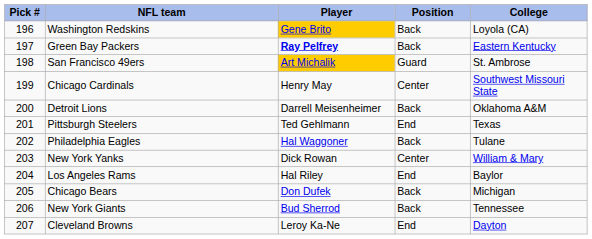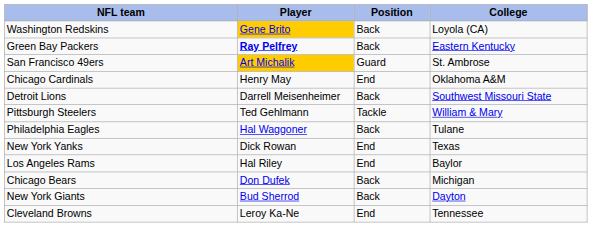- column: (25, 12)
(413, 85) Center -> (366, 79) End
(519, 85) Southwest Missouri State -> (469, 79) Oklahoma A&M
(510, 108) Oklahoma A&M -> (492, 96) Southwest Missouri State
(407, 125) End -> (371, 113) Tackle
(487, 125) Texas -> (467, 113) William & Mary
(413, 158) Center -> (366, 146) End
(508, 158) William & Mary -> (446, 146) Texas
(498, 208) Tennessee -> (449, 197) Dayton
(490, 225) Dayton -> (458, 213) Tennessee
